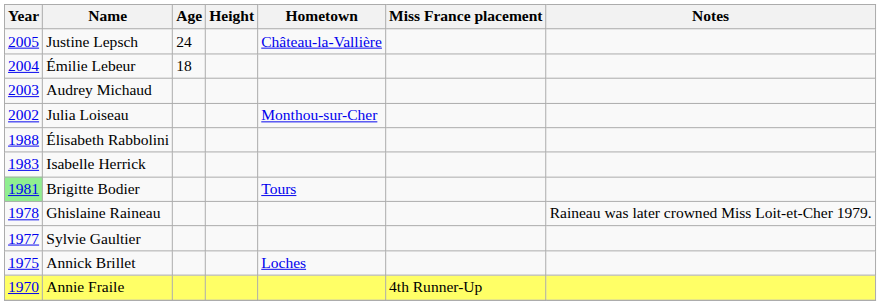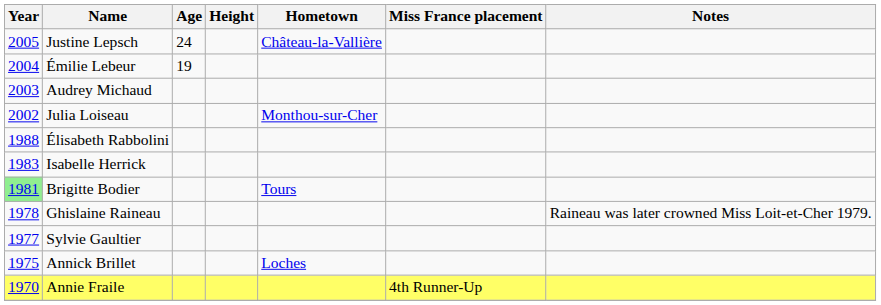(184, 66) 18 -> (184, 66) 19
